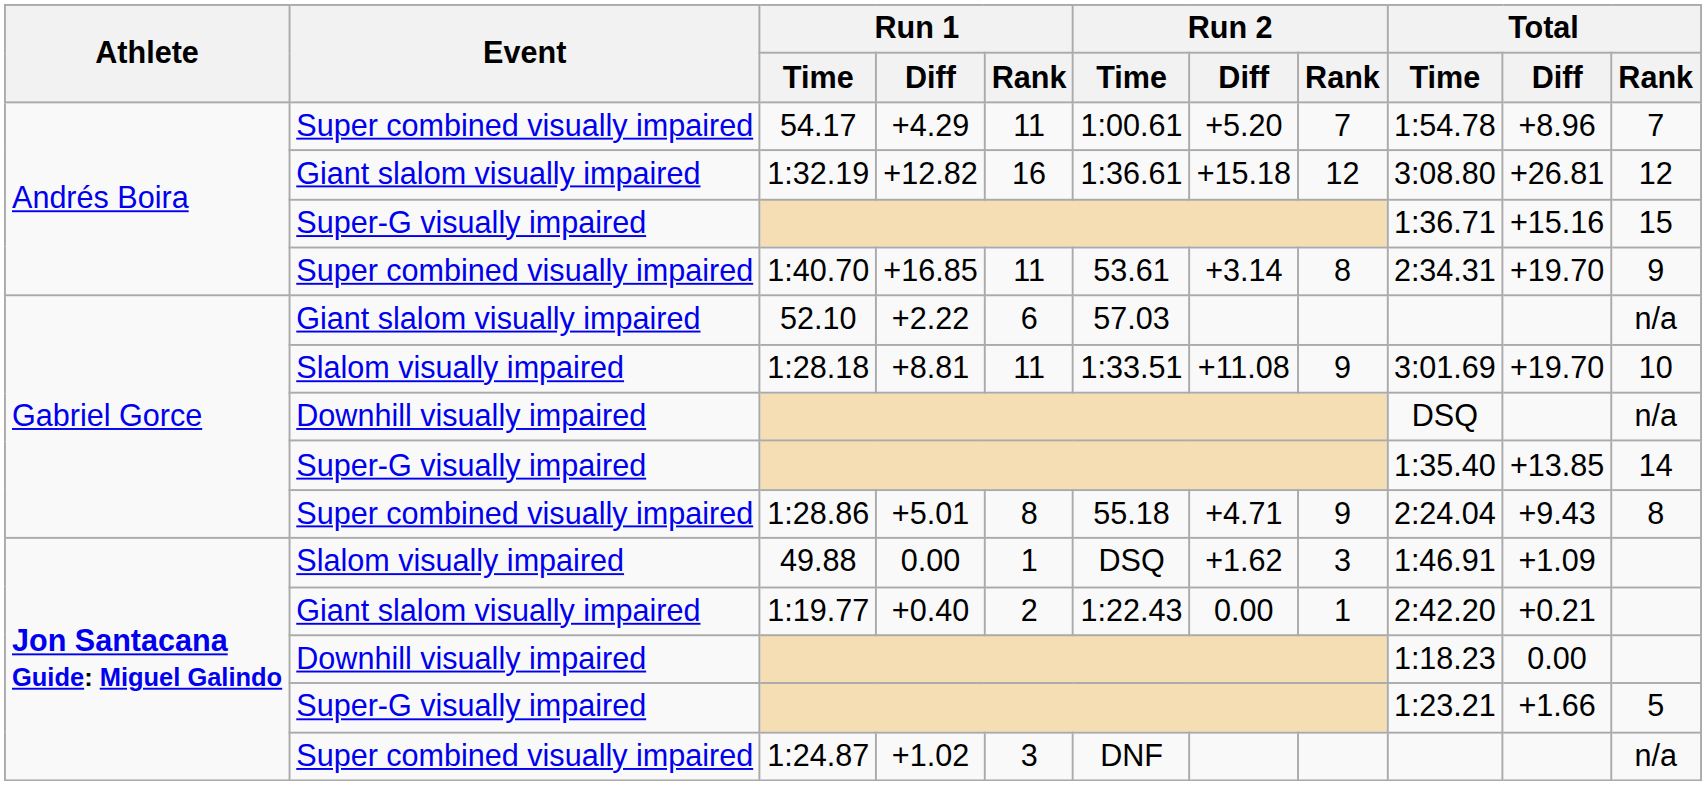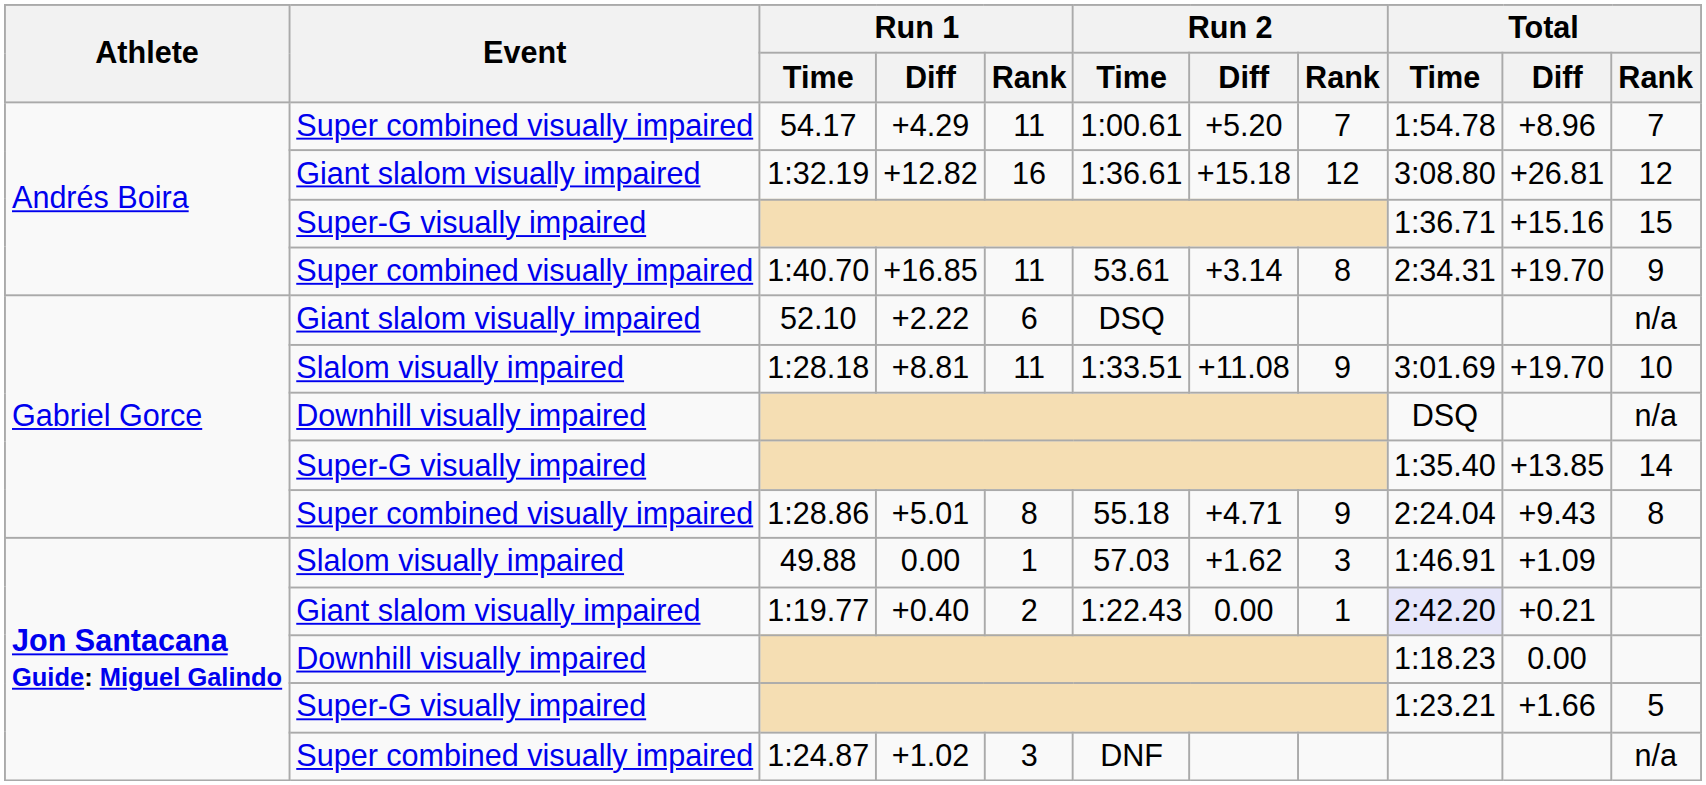(1132, 319) 57.03 -> (1132, 319) DSQ
(1132, 561) DSQ -> (1132, 561) 57.03
(1445, 610) no background -> (1445, 610) lavender background
